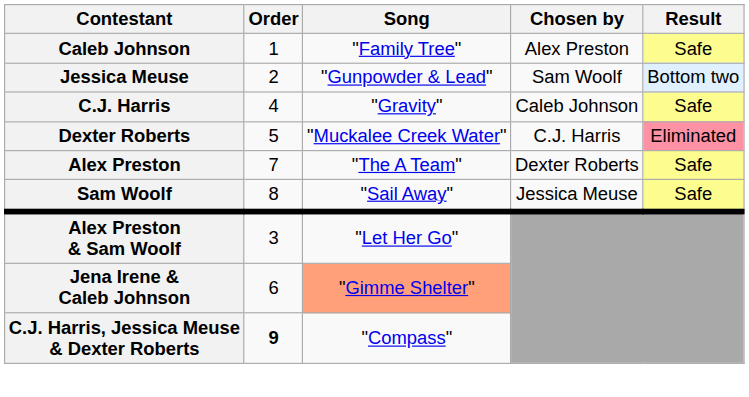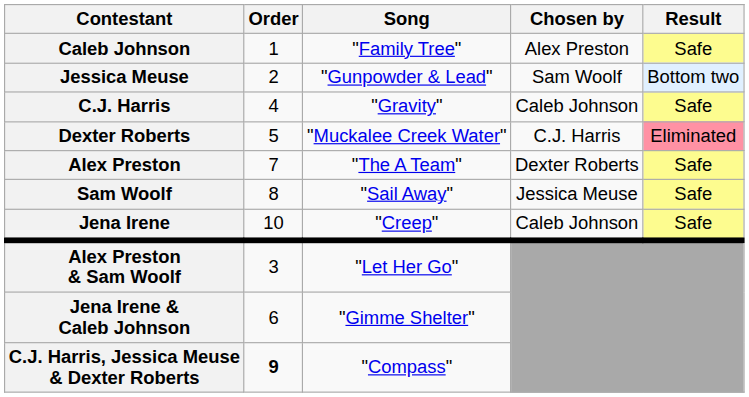+ row: (124, 223)
(407, 288) lightsalmon background -> (407, 317) no background
